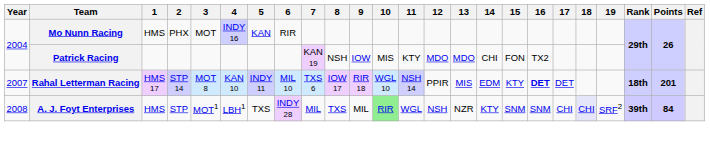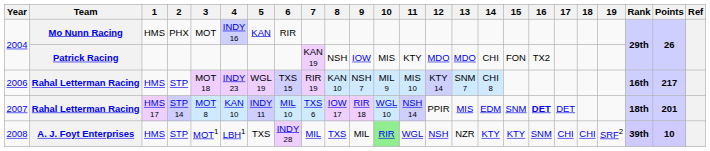+ row: (17, 83)
(515, 83) KTY -> (516, 109) SNM
(515, 109) SNM -> (516, 134) KTY
(586, 109) lavender background -> (587, 134) no background
(668, 109) 84 -> (669, 134) 10
